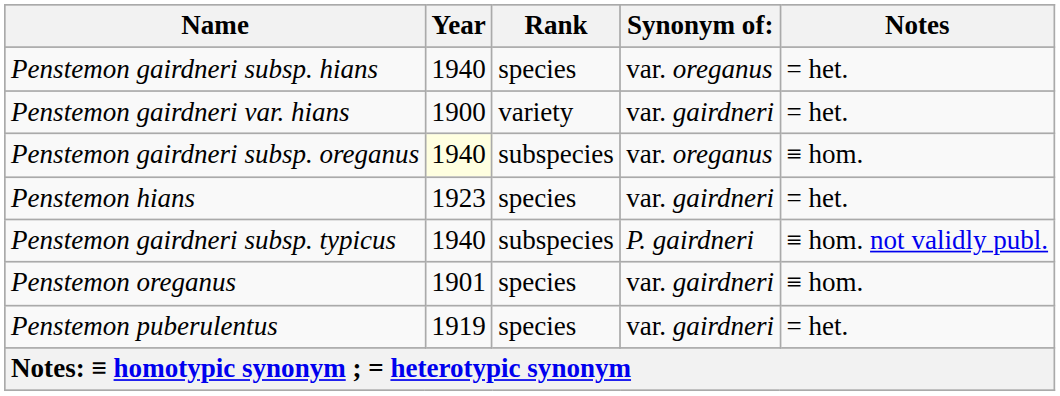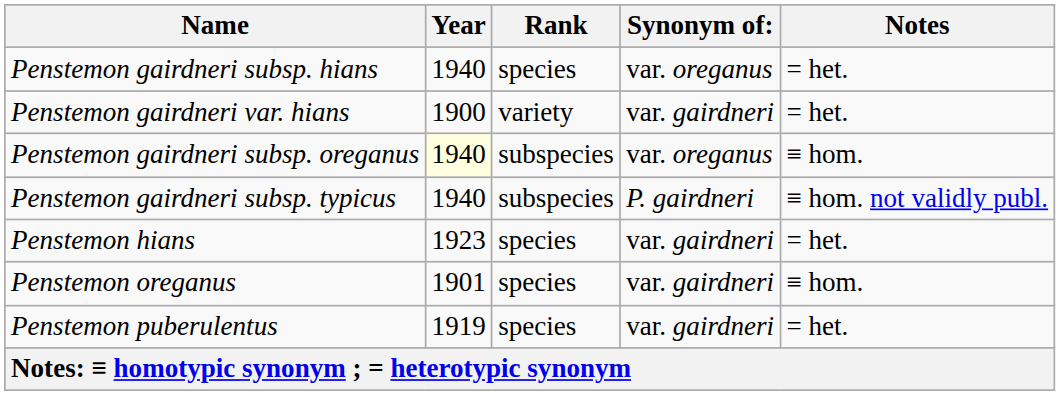rows swapped: (204, 240) <-> (103, 197)
